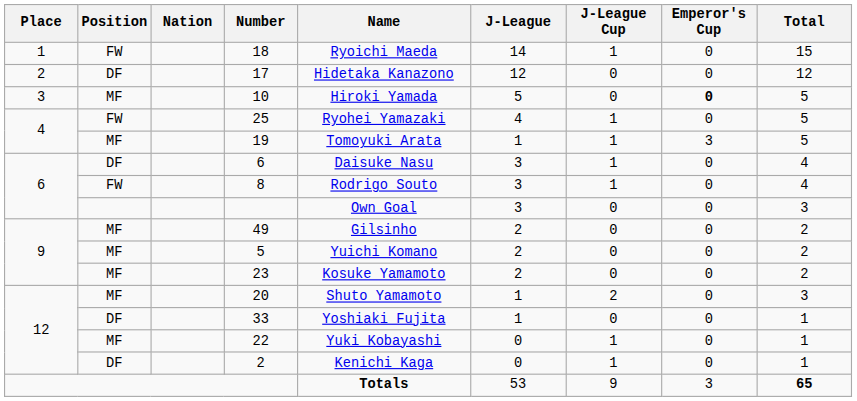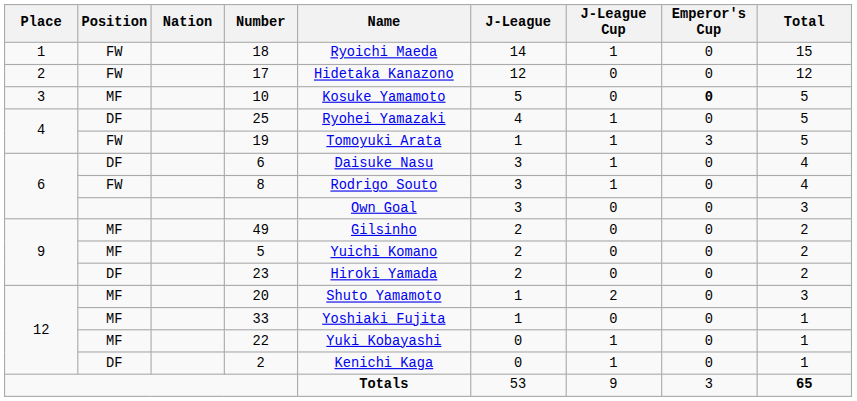(114, 76) DF -> (114, 76) FW
(384, 98) Hiroki Yamada -> (384, 98) Kosuke Yamamoto
(114, 120) FW -> (114, 120) DF
(114, 142) MF -> (114, 142) FW
(114, 275) MF -> (114, 275) DF
(384, 275) Kosuke Yamamoto -> (384, 275) Hiroki Yamada
(114, 319) DF -> (114, 319) MF
